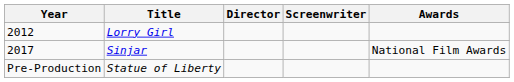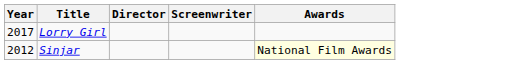(21, 32) 2012 -> (21, 32) 2017
(21, 50) 2017 -> (21, 50) 2012
(439, 50) no background -> (325, 50) lightyellow background
- row: (164, 68)
